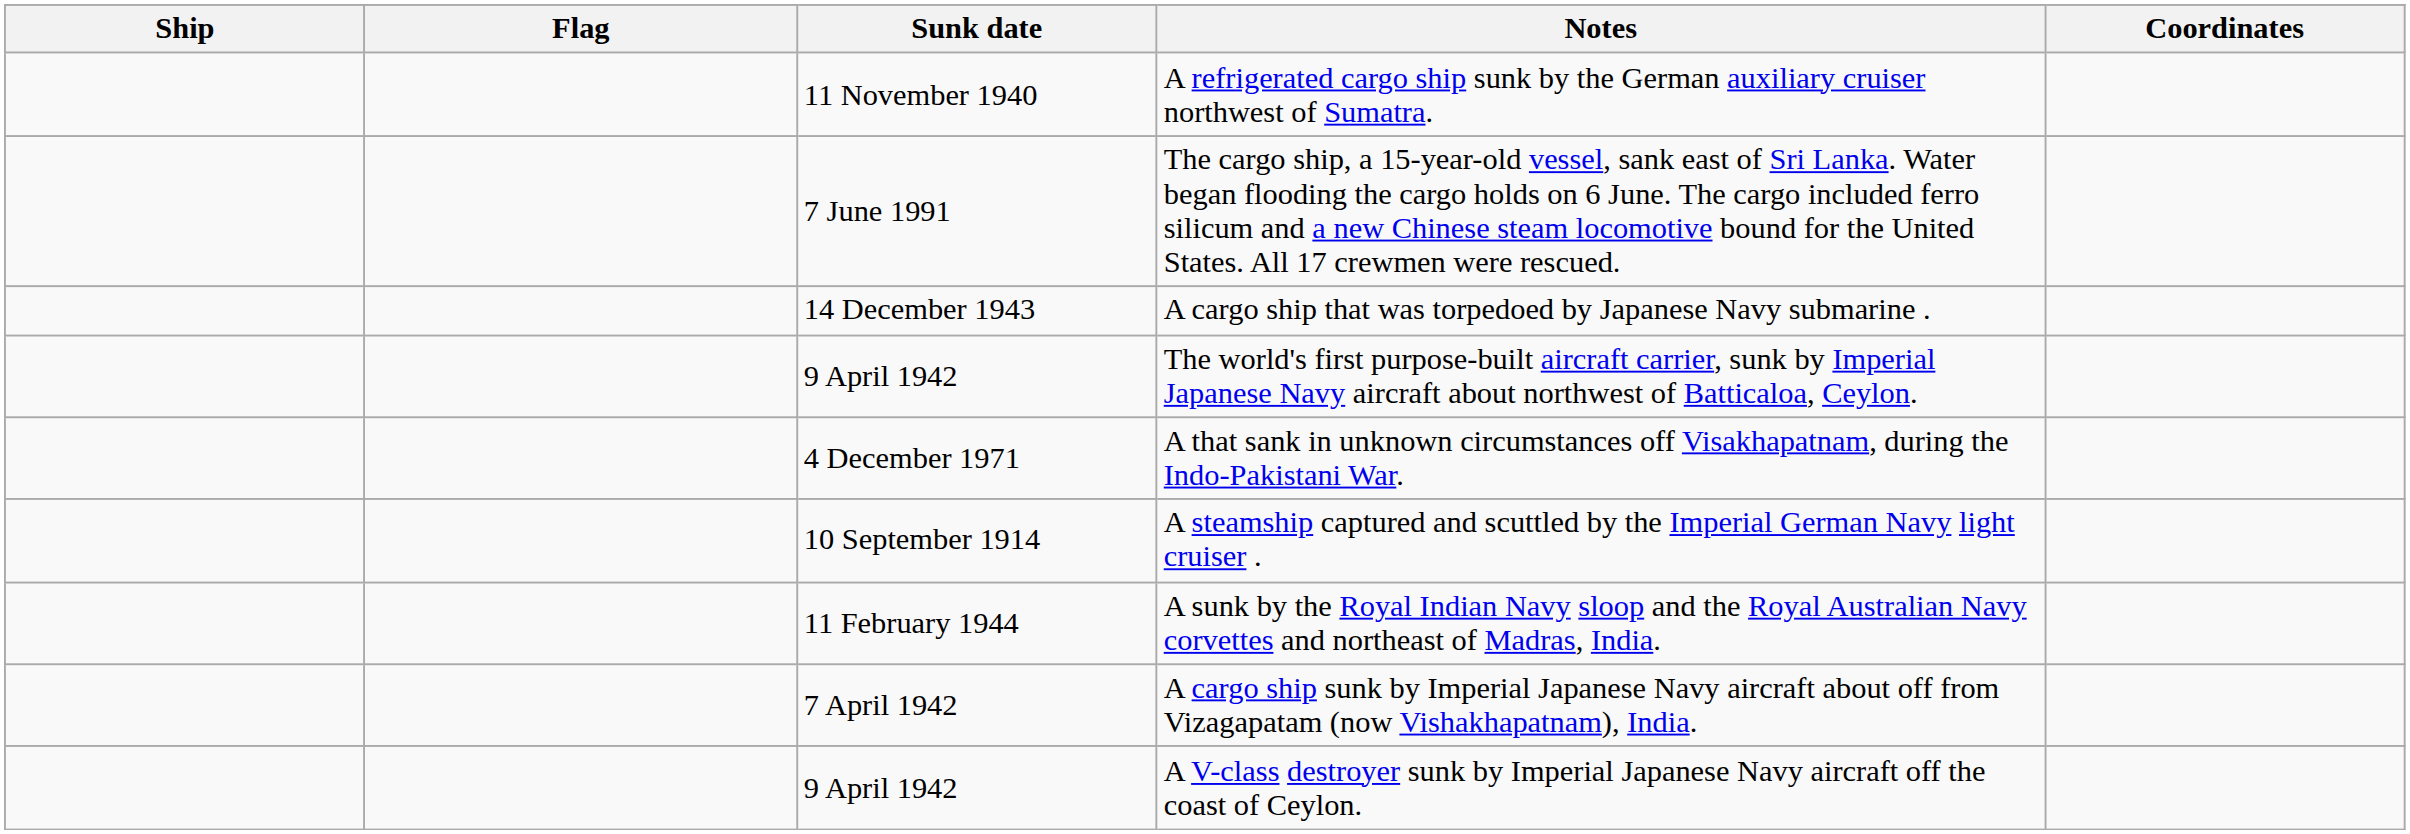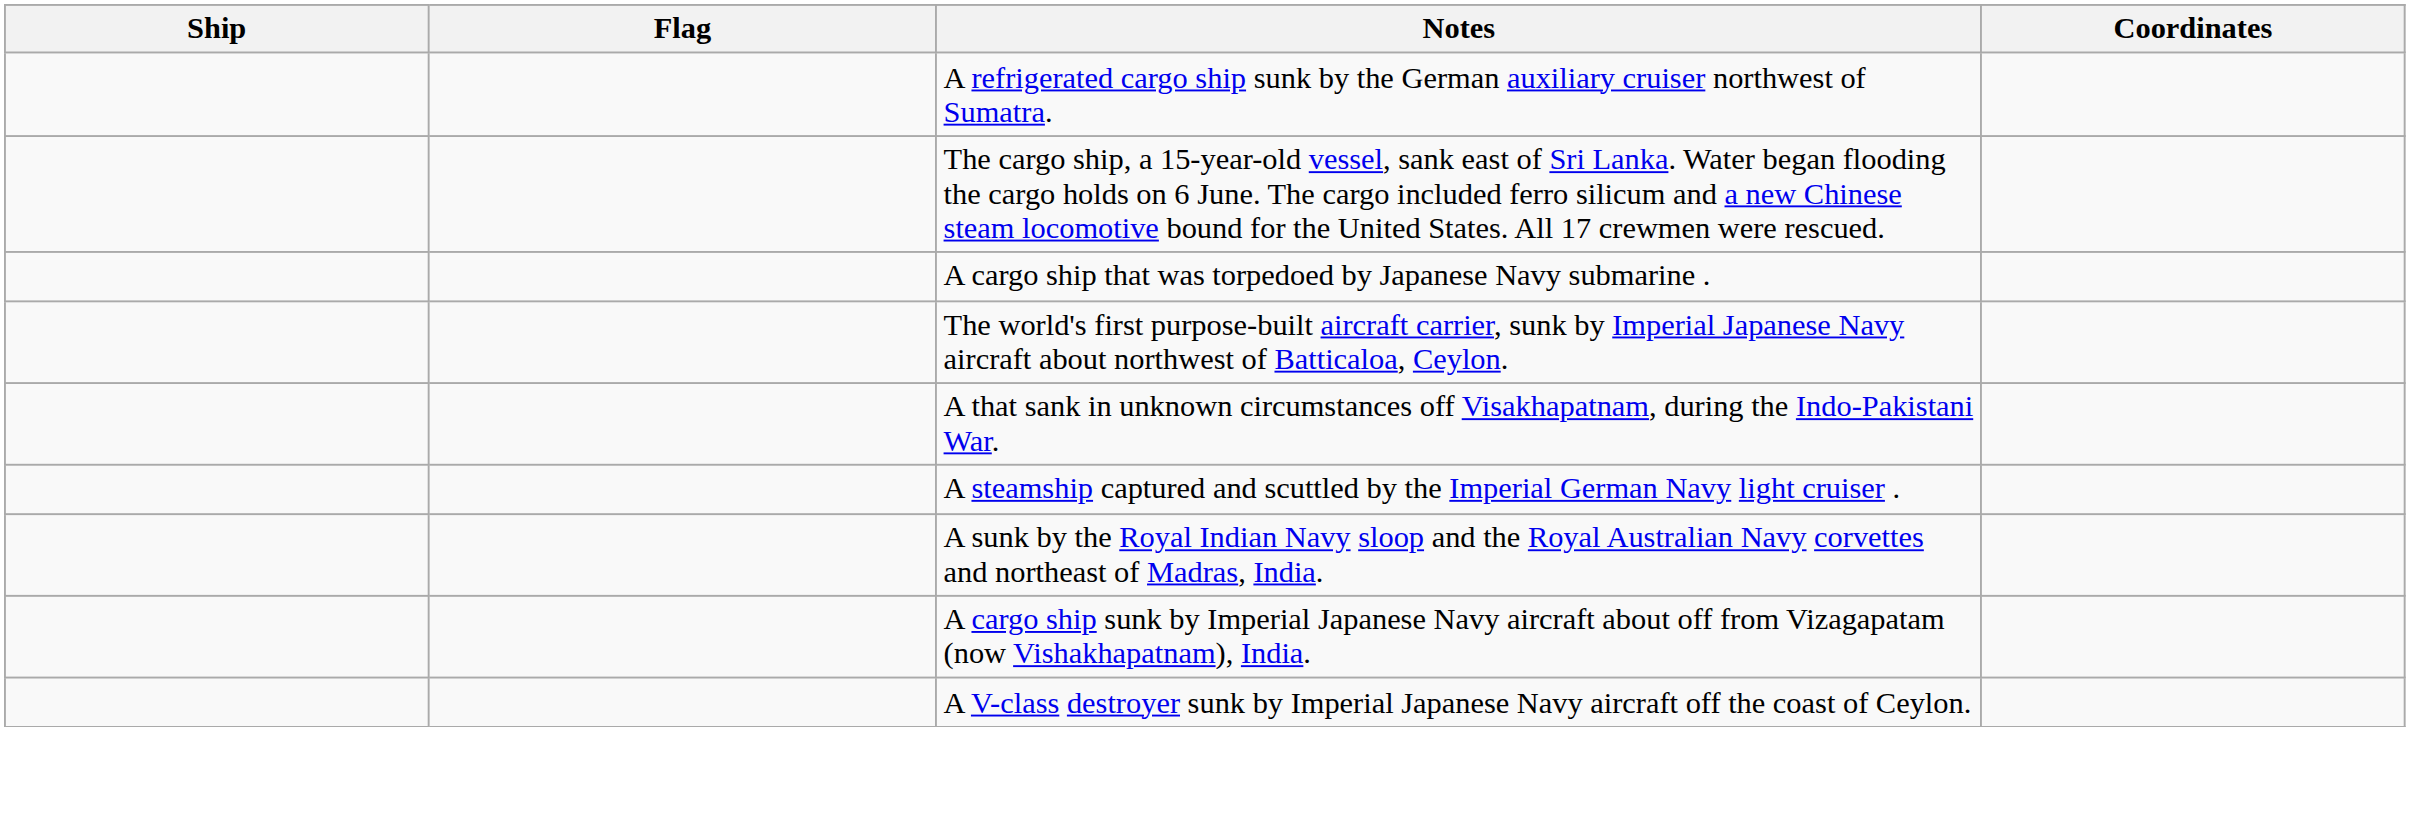- column: (977, 28)
